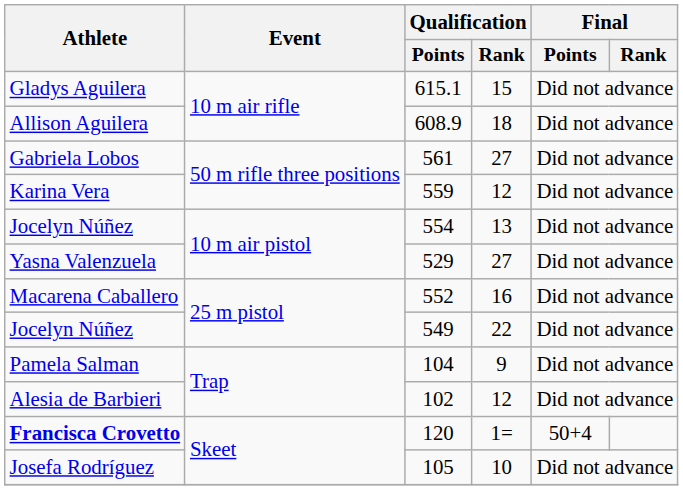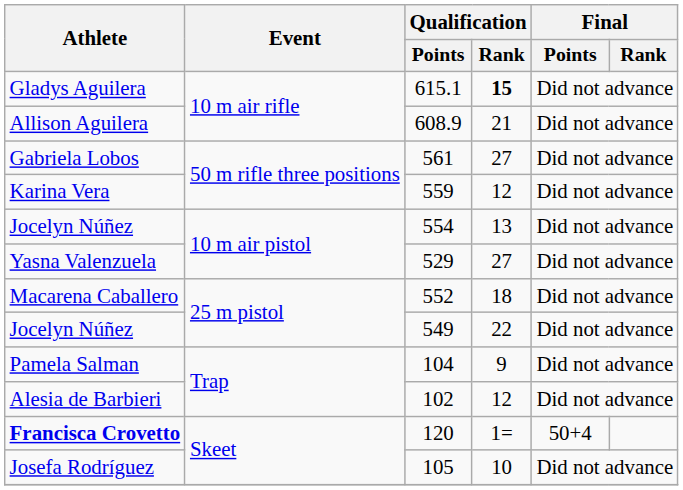(502, 89) normal -> (502, 89) bold
(502, 123) 18 -> (502, 123) 21
(502, 295) 16 -> (502, 295) 18
